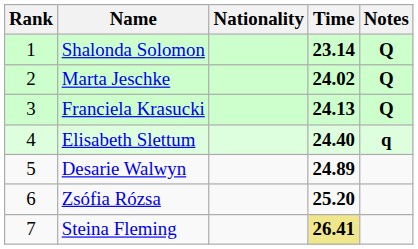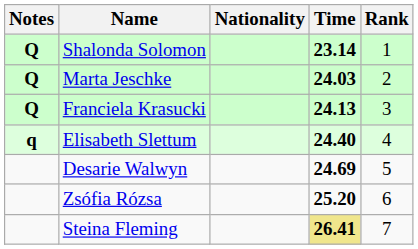columns swapped: (31, 19) <-> (386, 19)
(334, 79) 24.02 -> (335, 79) 24.03
(334, 169) 24.89 -> (335, 169) 24.69
